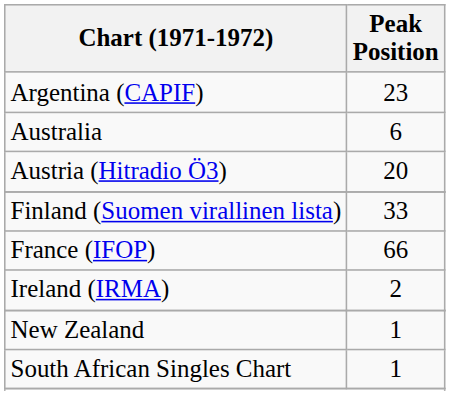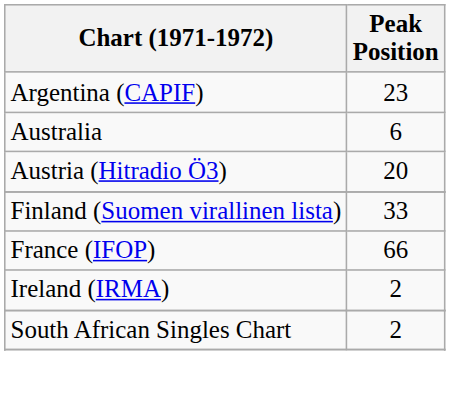- row: (77, 329)
(396, 369) 1 -> (396, 329) 2
